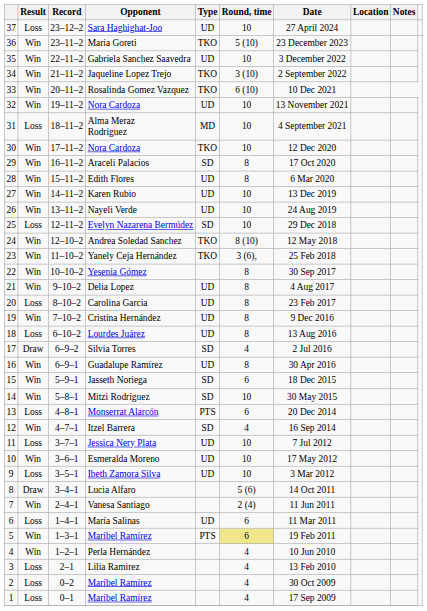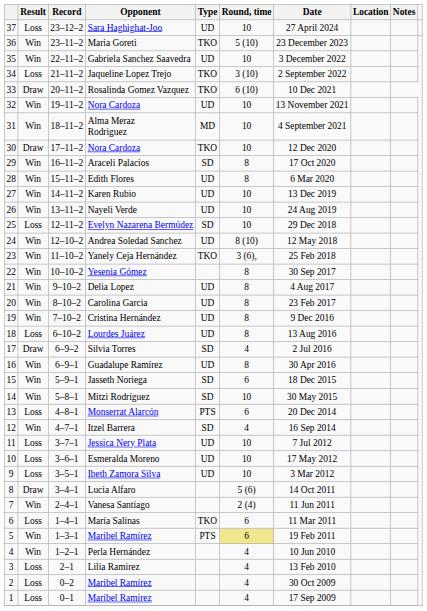(33, 74) Win -> (33, 74) Loss
(33, 90) Win -> (33, 90) Draw
(33, 126) Loss -> (33, 126) Win
(33, 147) Win -> (33, 147) Draw
(207, 241) TKO -> (207, 241) UD
(33, 303) Loss -> (33, 303) Win
(33, 458) Win -> (33, 458) Loss
(207, 520) UD -> (207, 520) TKO
